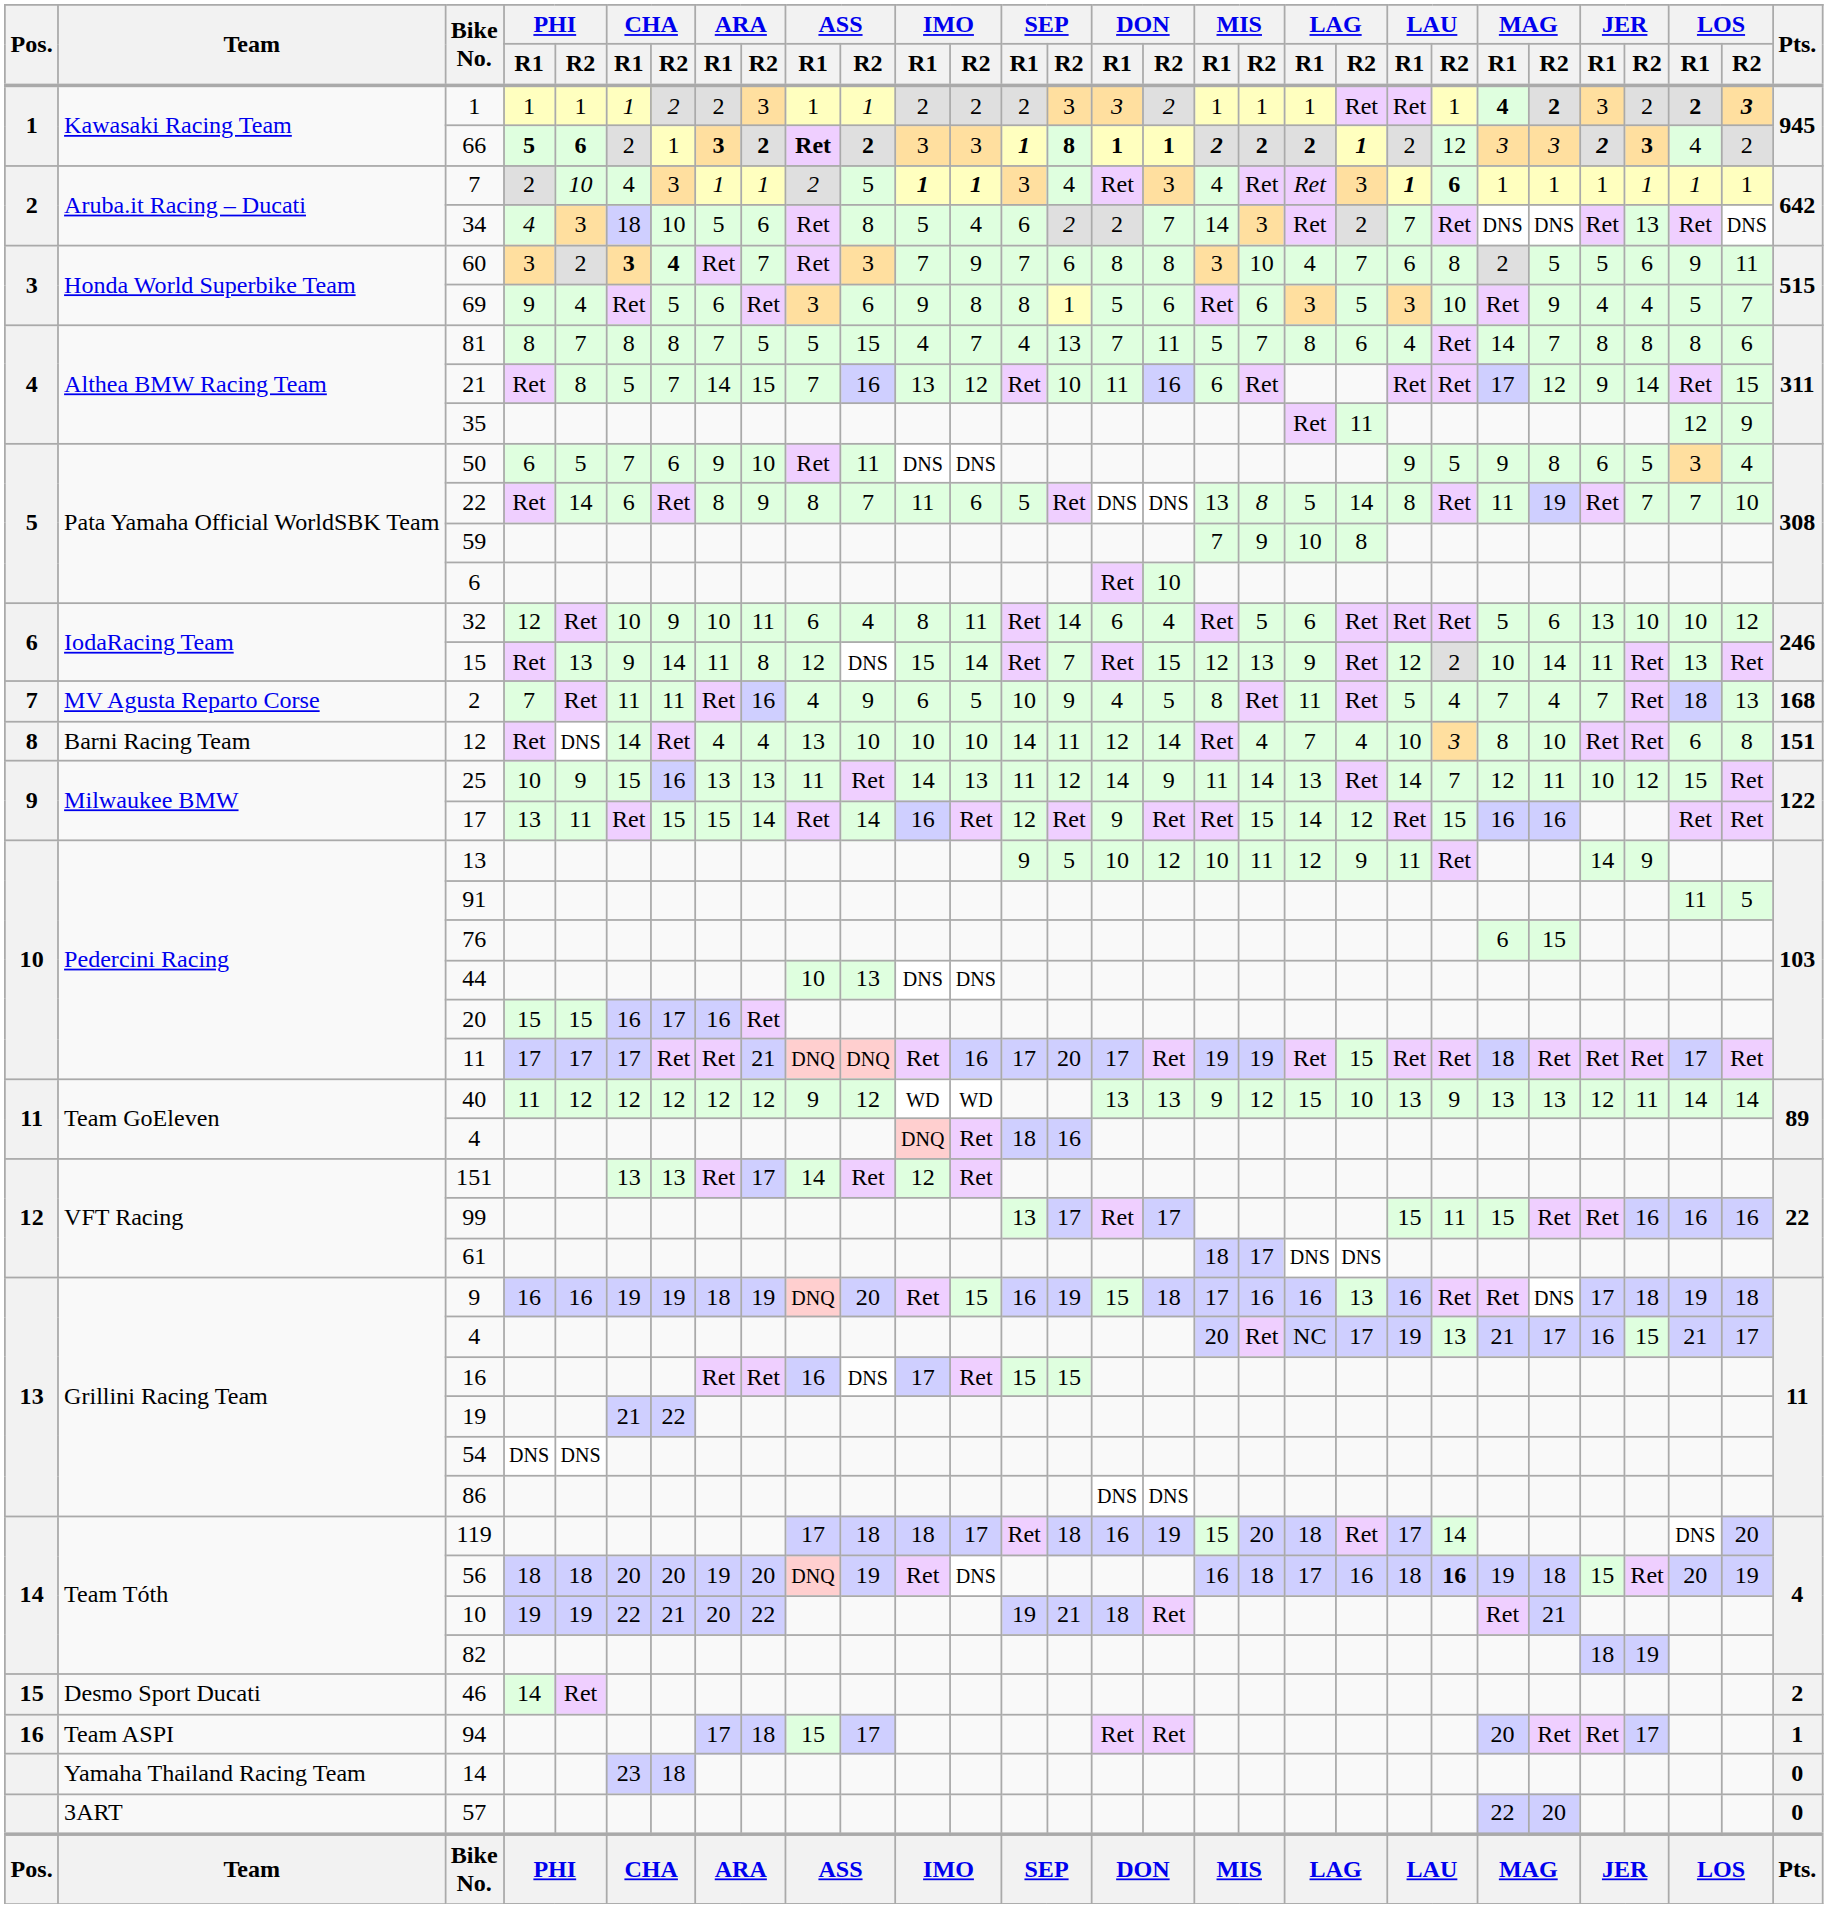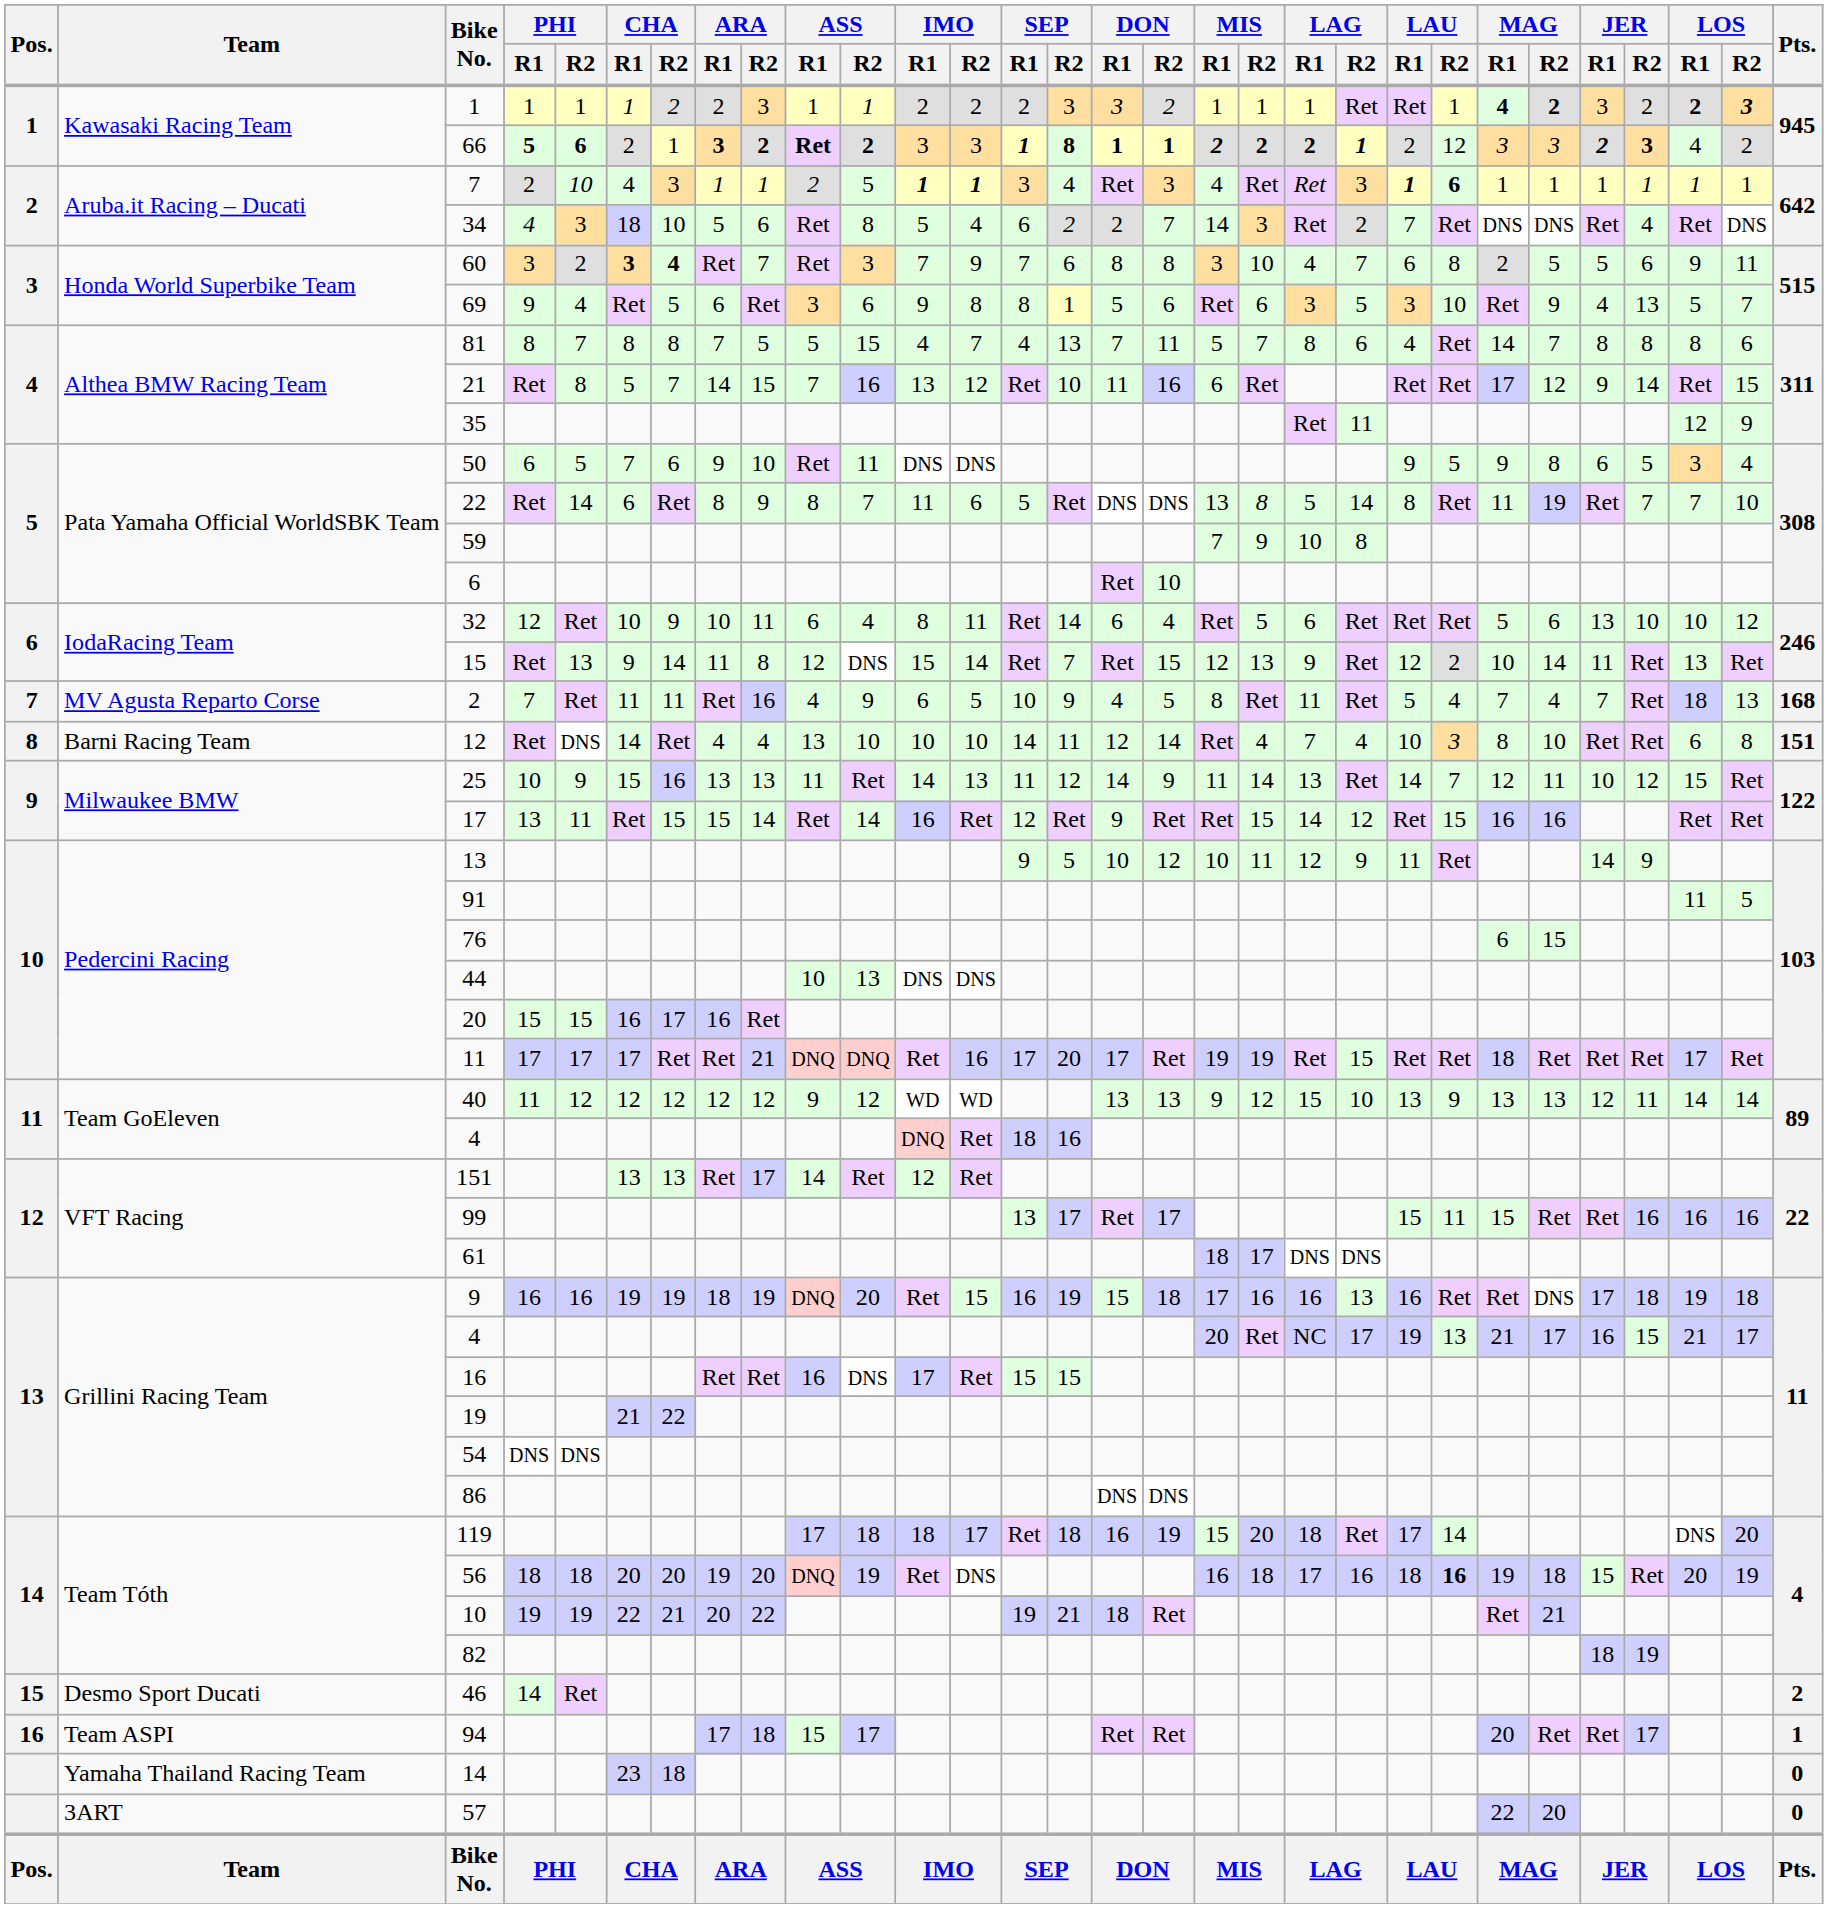(1647, 224) 13 -> (1647, 224) 4
(1647, 303) 4 -> (1647, 303) 13
